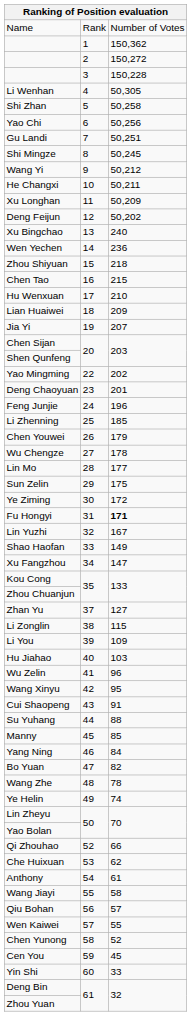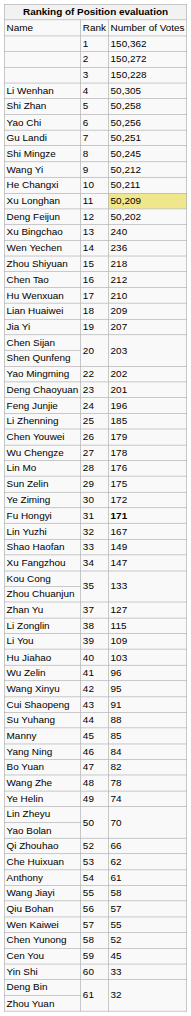(126, 201) no background -> (126, 201) khaki background
(119, 279) 215 -> (119, 279) 212
(119, 468) 177 -> (119, 468) 176
